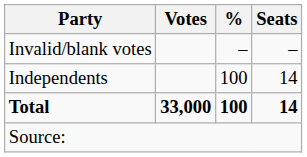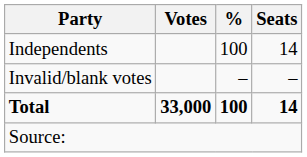rows swapped: (58, 78) <-> (80, 48)
